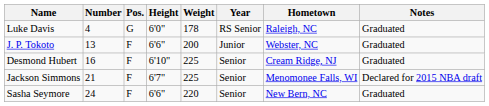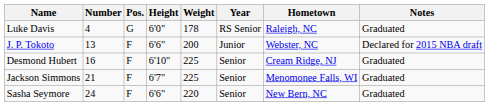(383, 45) Graduated -> (422, 45) Declared for 2015 NBA draft
(422, 77) Declared for 2015 NBA draft -> (383, 77) Graduated
